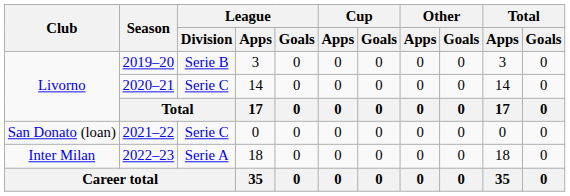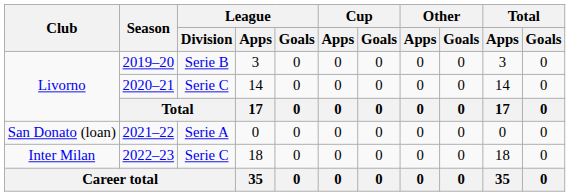(207, 132) Serie C -> (207, 132) Serie A
(207, 156) Serie A -> (207, 156) Serie C
